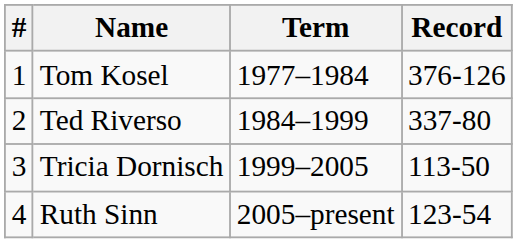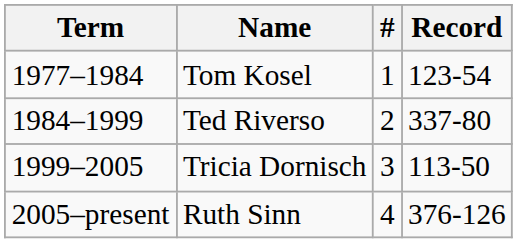columns swapped: (19, 27) <-> (316, 27)
(457, 74) 376-126 -> (450, 74) 123-54
(450, 213) 123-54 -> (457, 213) 376-126
